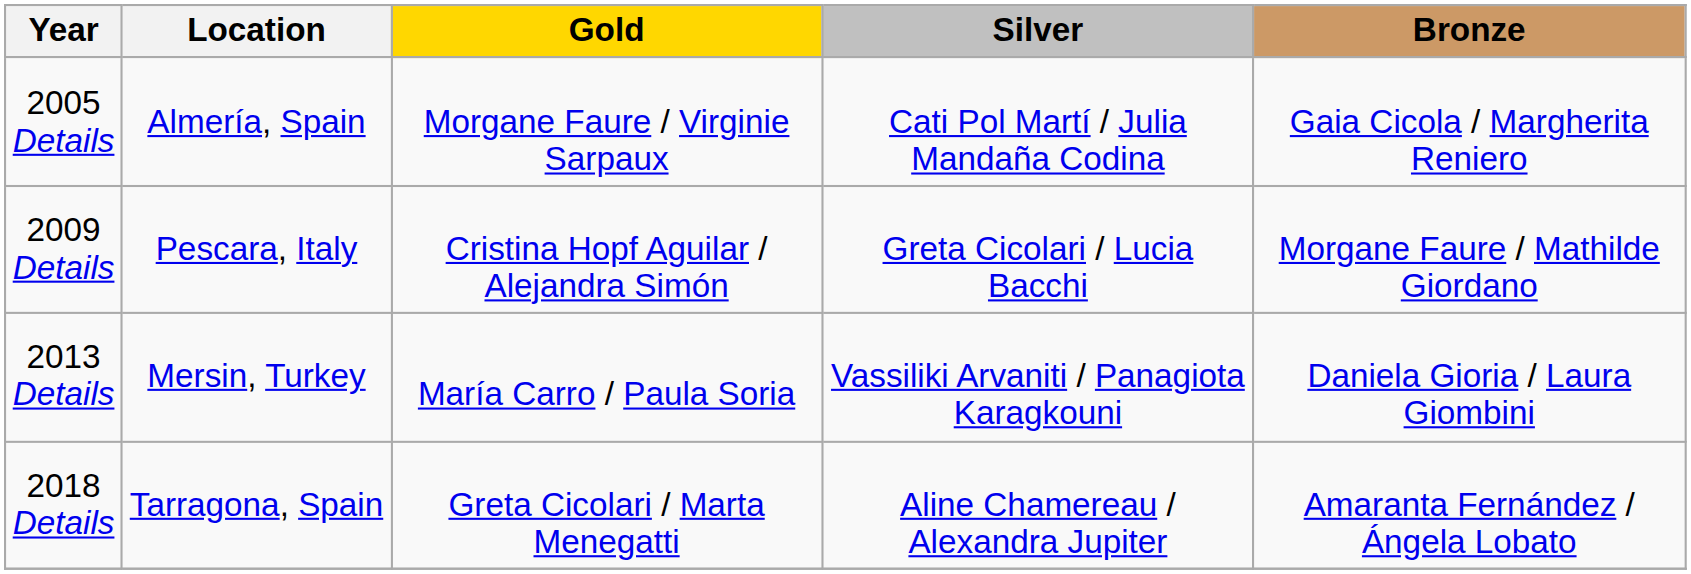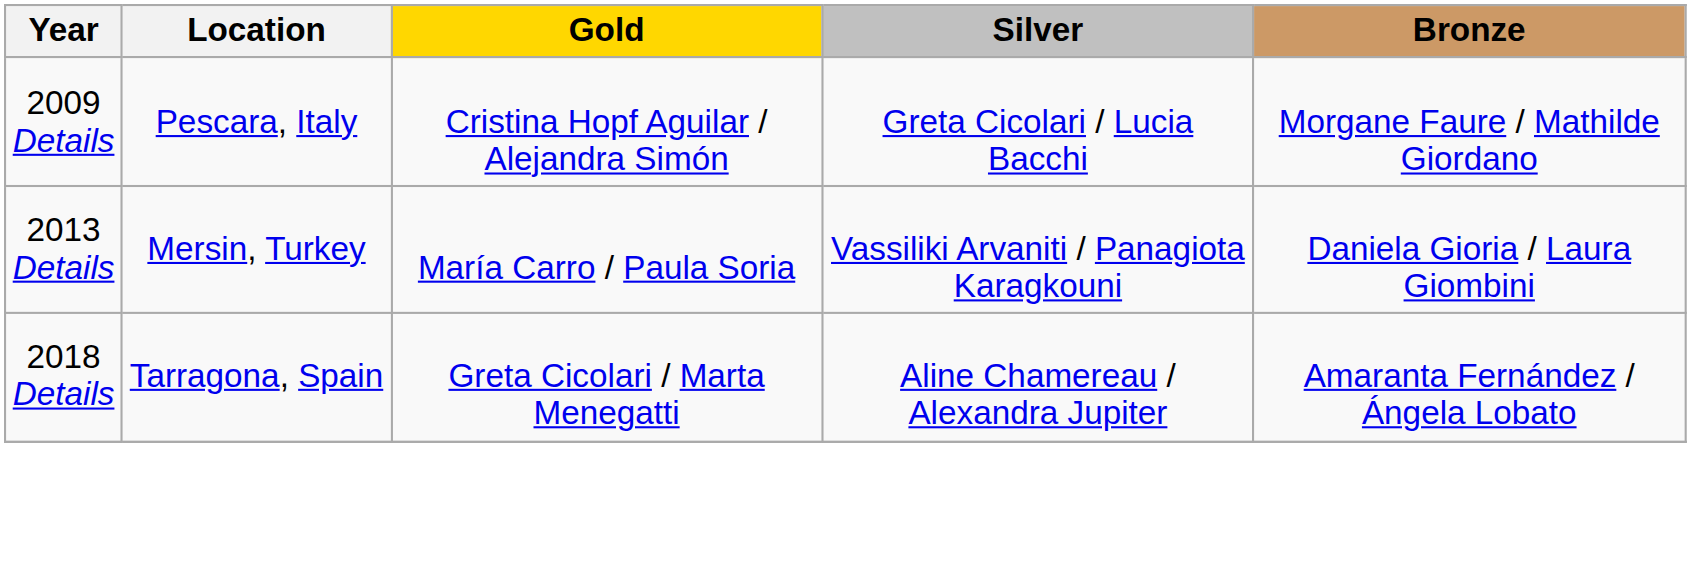- row: (64, 121)
